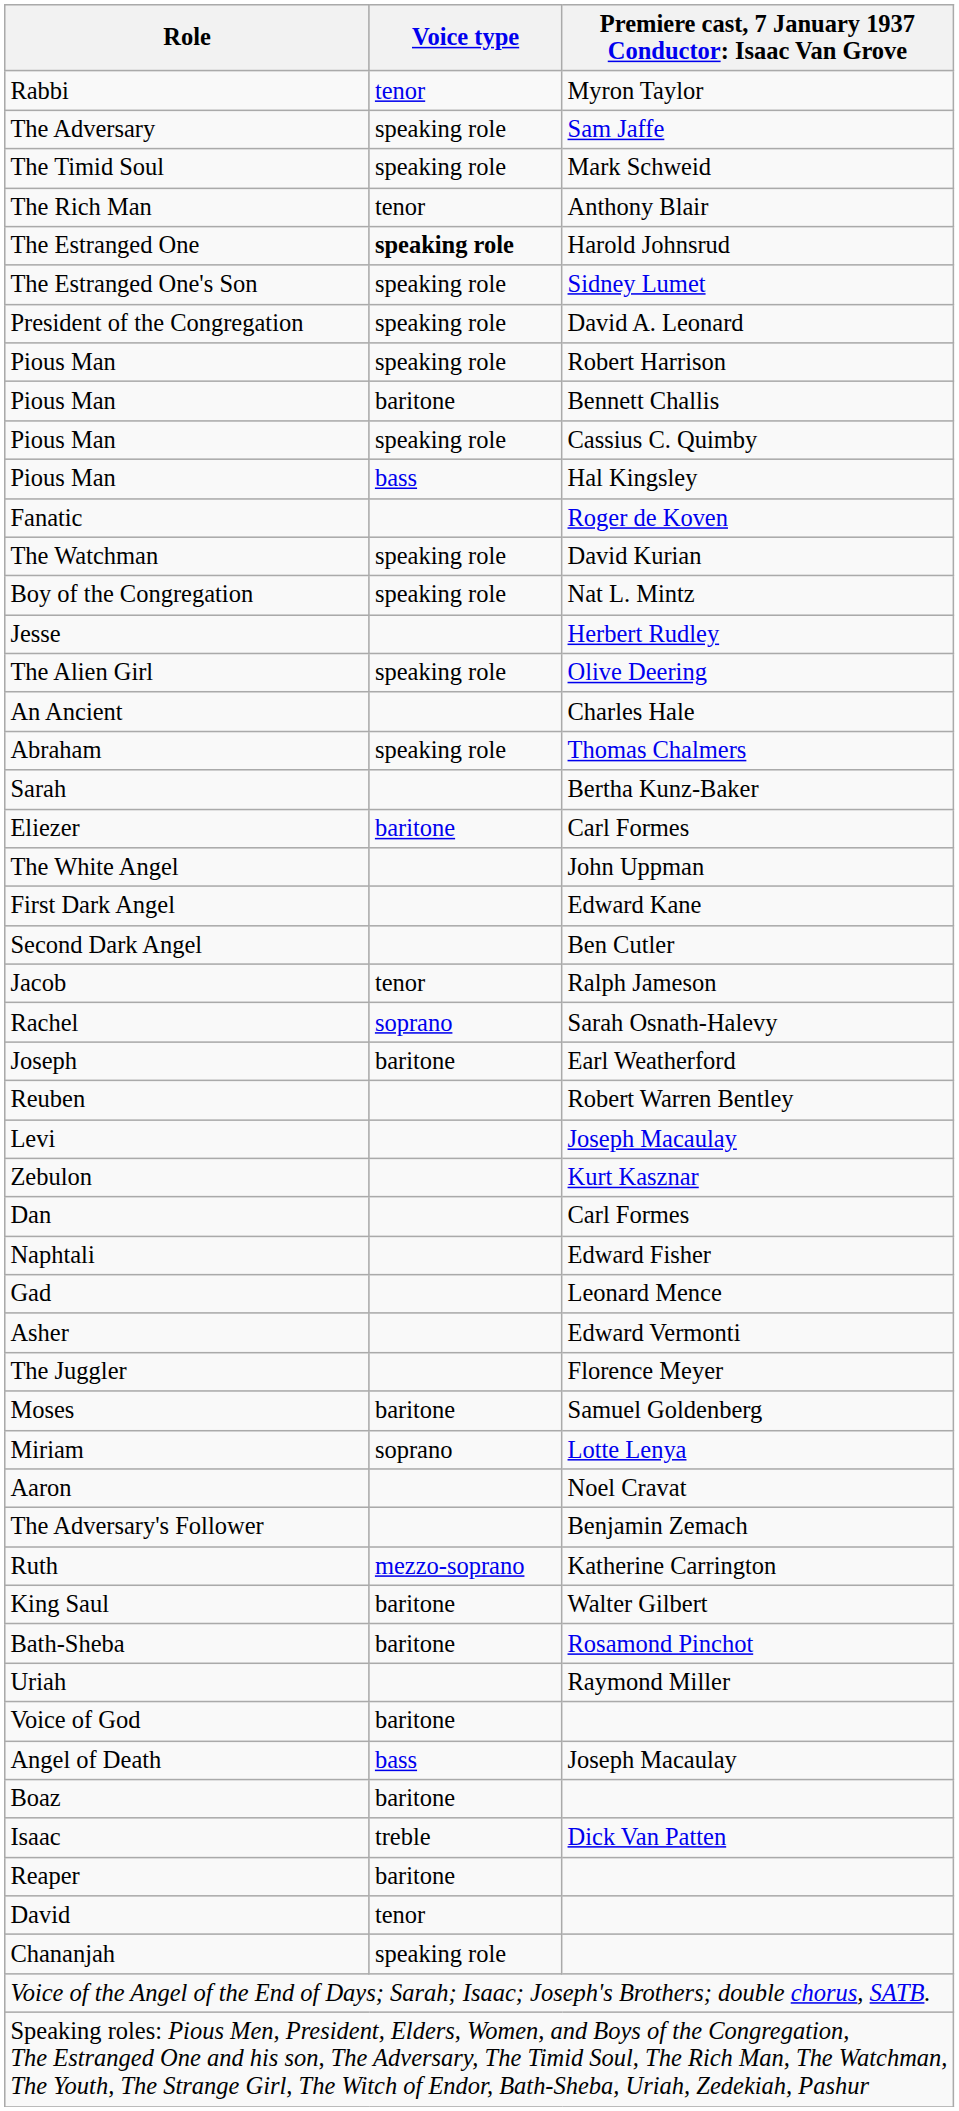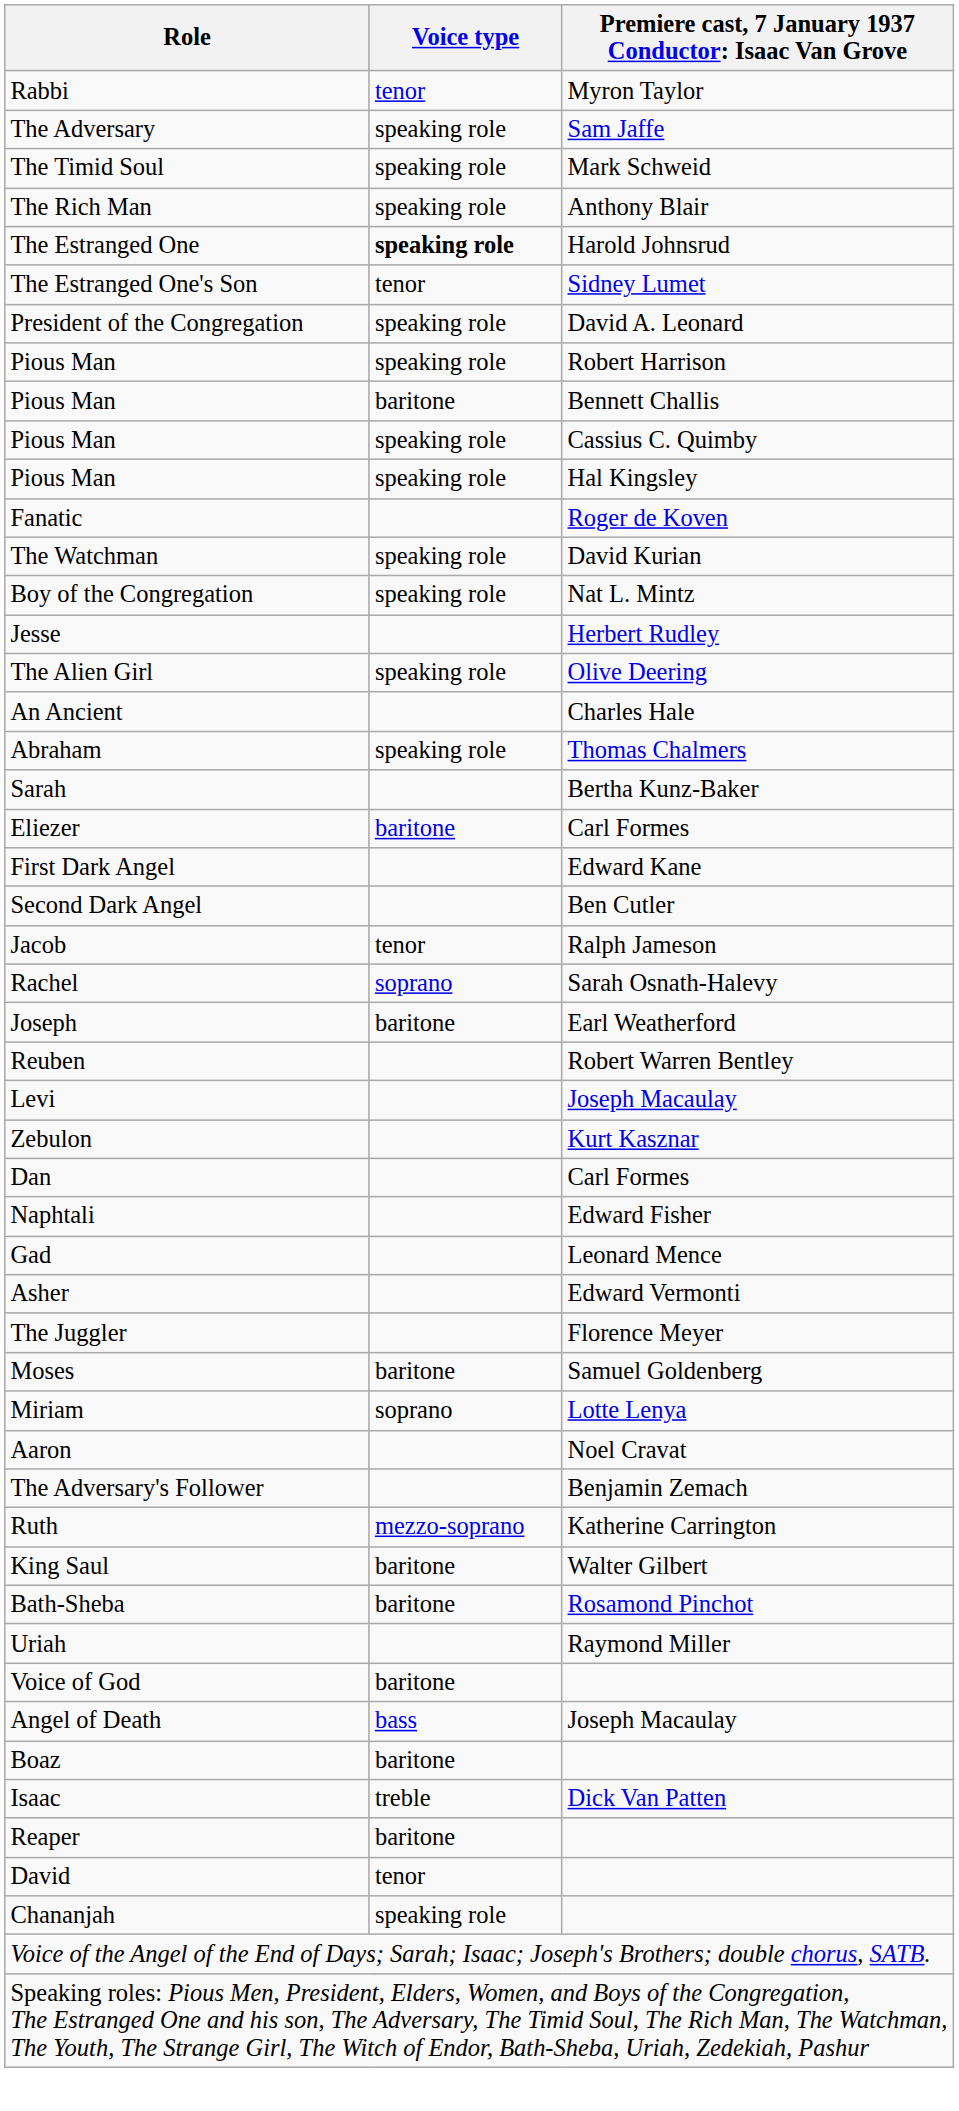(400, 206) tenor -> (441, 206) speaking role
(441, 284) speaking role -> (400, 284) tenor
(396, 478) bass -> (441, 478) speaking role
- row: (94, 866)
